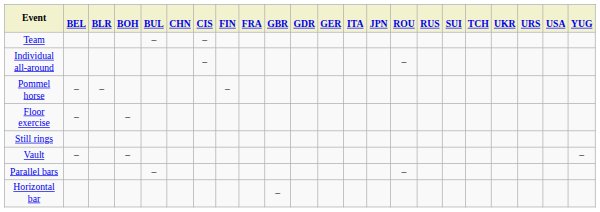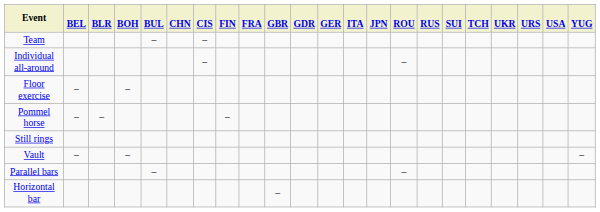rows swapped: (34, 117) <-> (34, 89)
